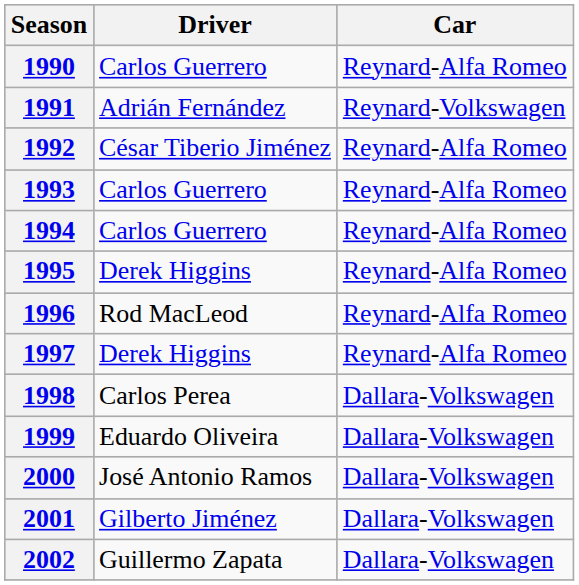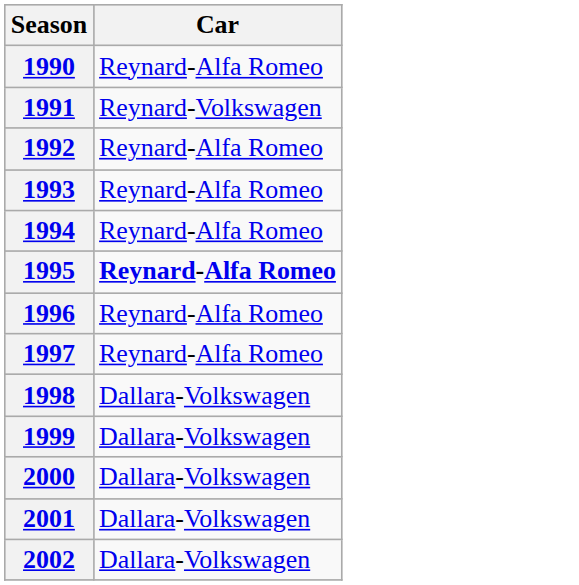- column: (215, 25)
(455, 271) normal -> (217, 271) bold
